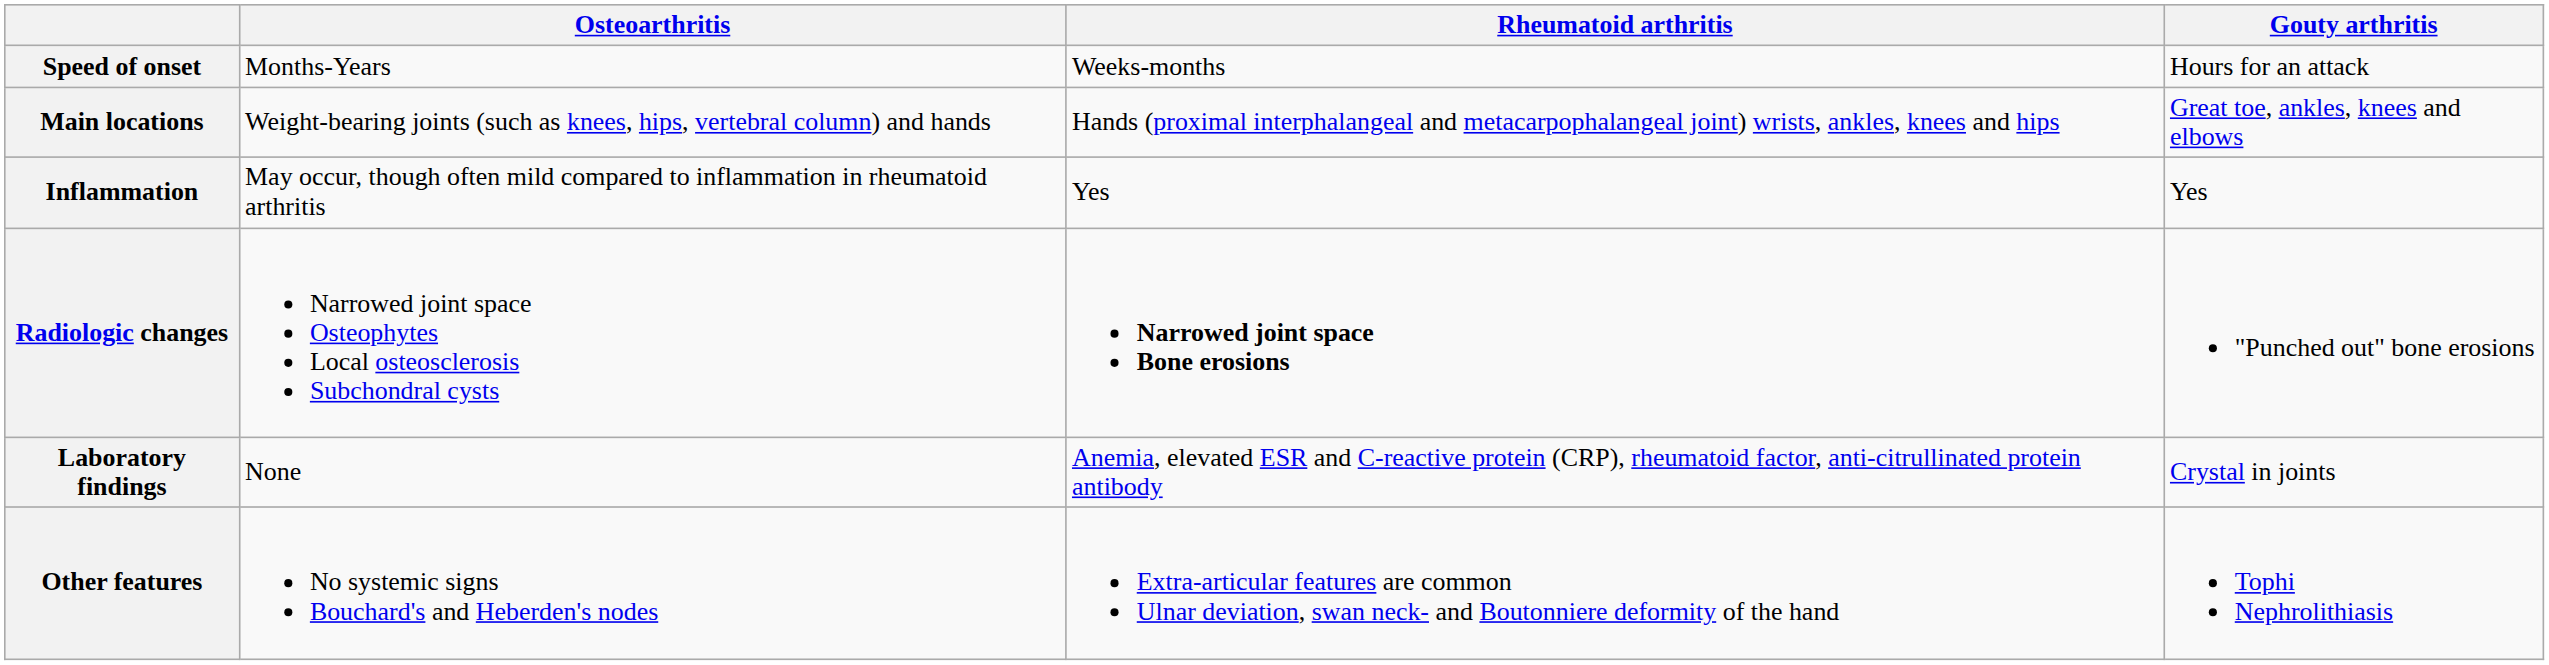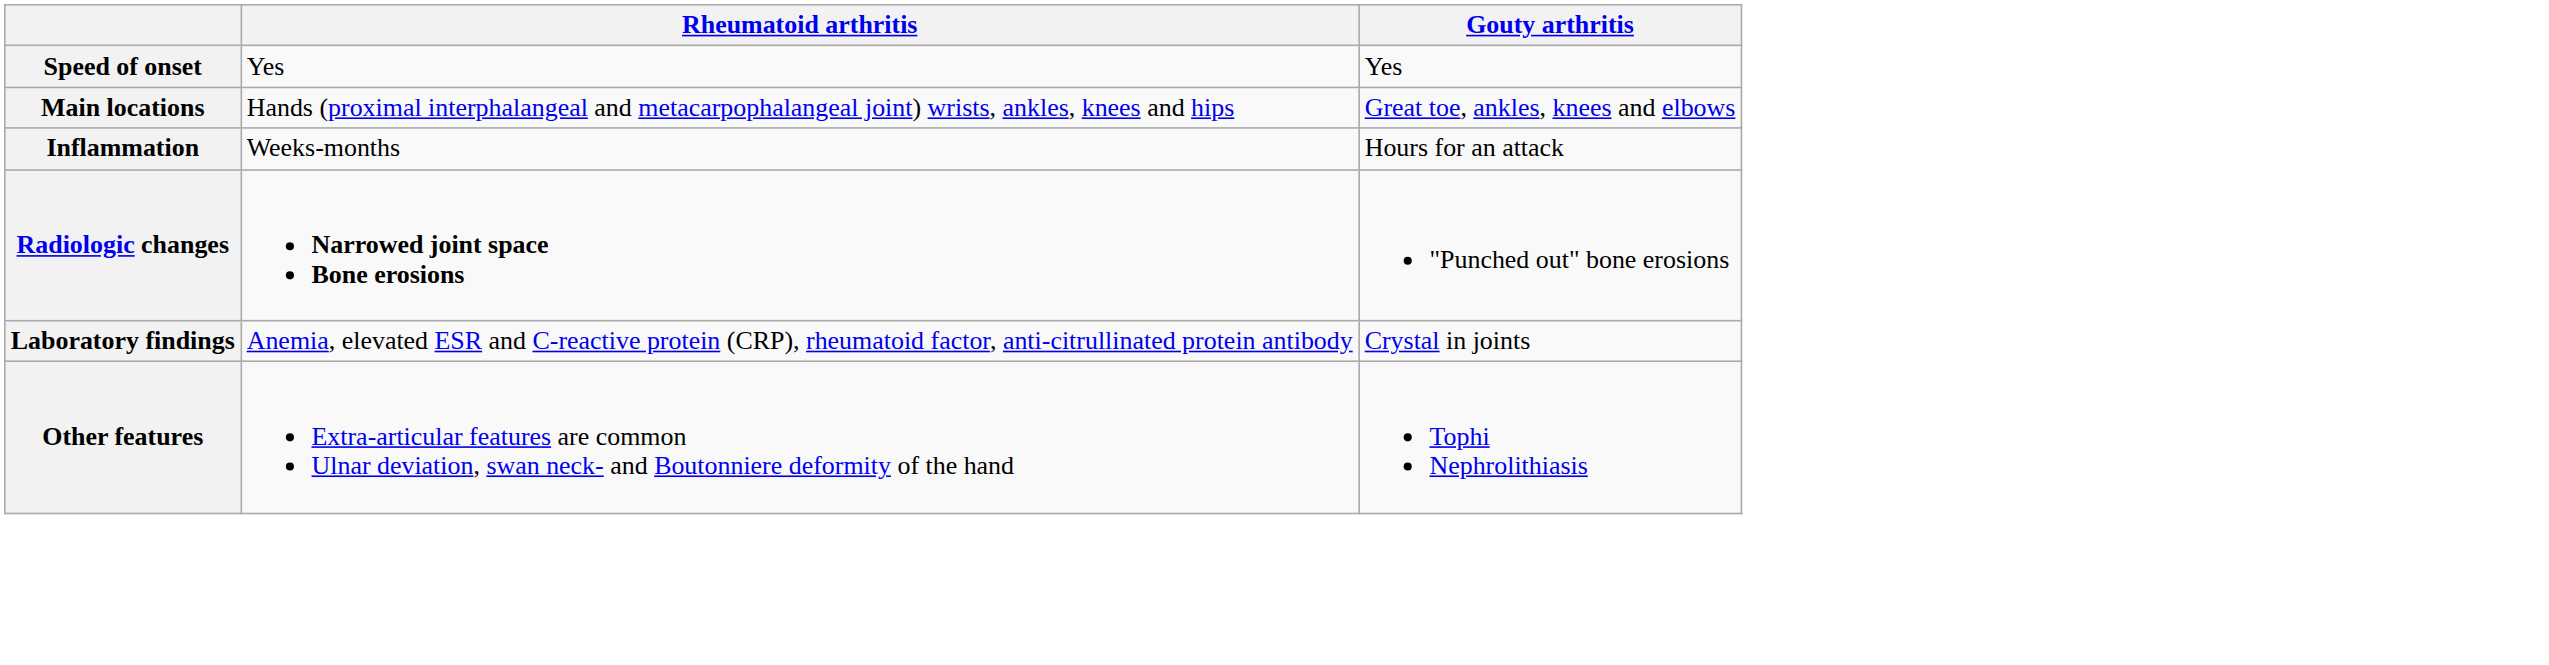- column: (653, 25)
(1149, 66) Weeks-months -> (266, 66) Yes
(2270, 66) Hours for an attack -> (1384, 66) Yes
(1091, 192) Yes -> (323, 148) Weeks-months
(2189, 192) Yes -> (1464, 148) Hours for an attack
